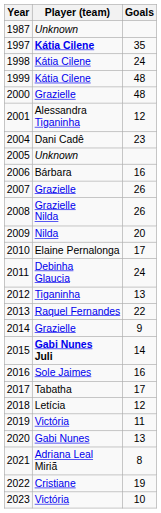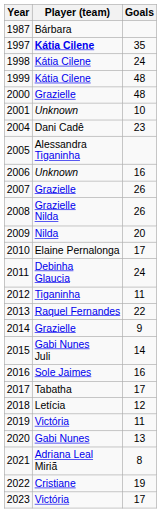(56, 29) Unknown -> (53, 29) Bárbara
(61, 117) Alessandra Tiganinha -> (56, 111) Unknown
(139, 117) 12 -> (139, 111) 10
(56, 156) Unknown -> (61, 150) Alessandra Tiganinha
(53, 172) Bárbara -> (56, 172) Unknown
(139, 295) 13 -> (139, 295) 11
(64, 350) bold -> (62, 350) normal
(139, 500) 10 -> (139, 500) 17
